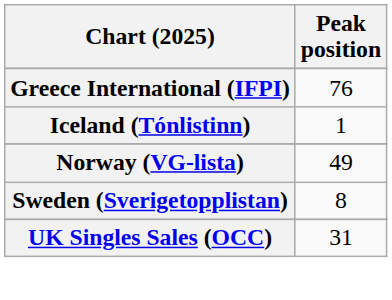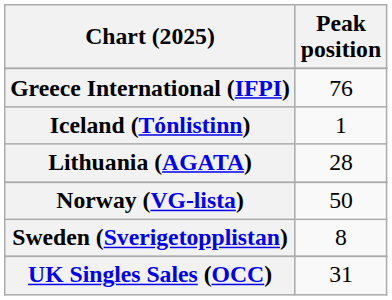+ row: (150, 162)
(341, 162) 49 -> (341, 200) 50
